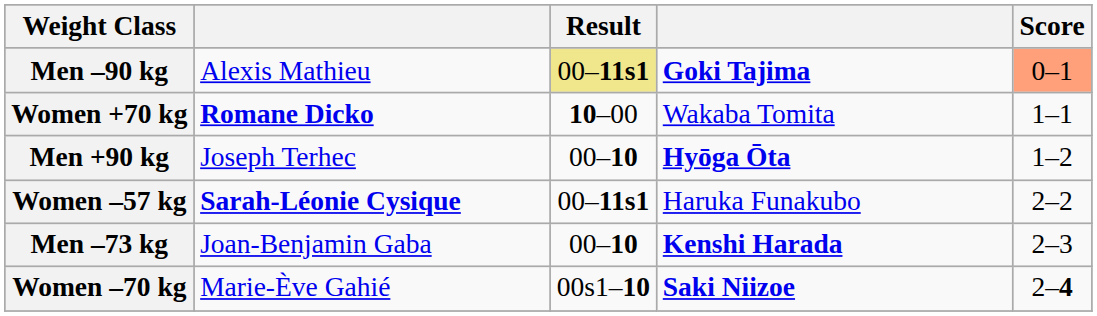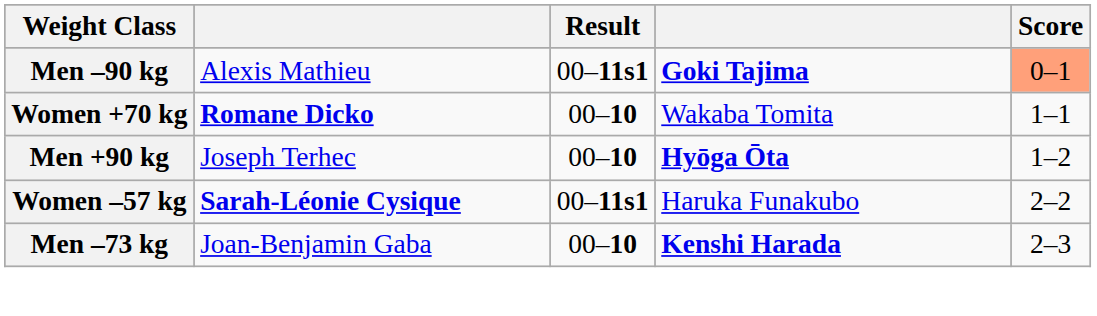(603, 69) khaki background -> (603, 69) no background
(603, 113) 10–00 -> (603, 113) 00–10
- row: (99, 288)
